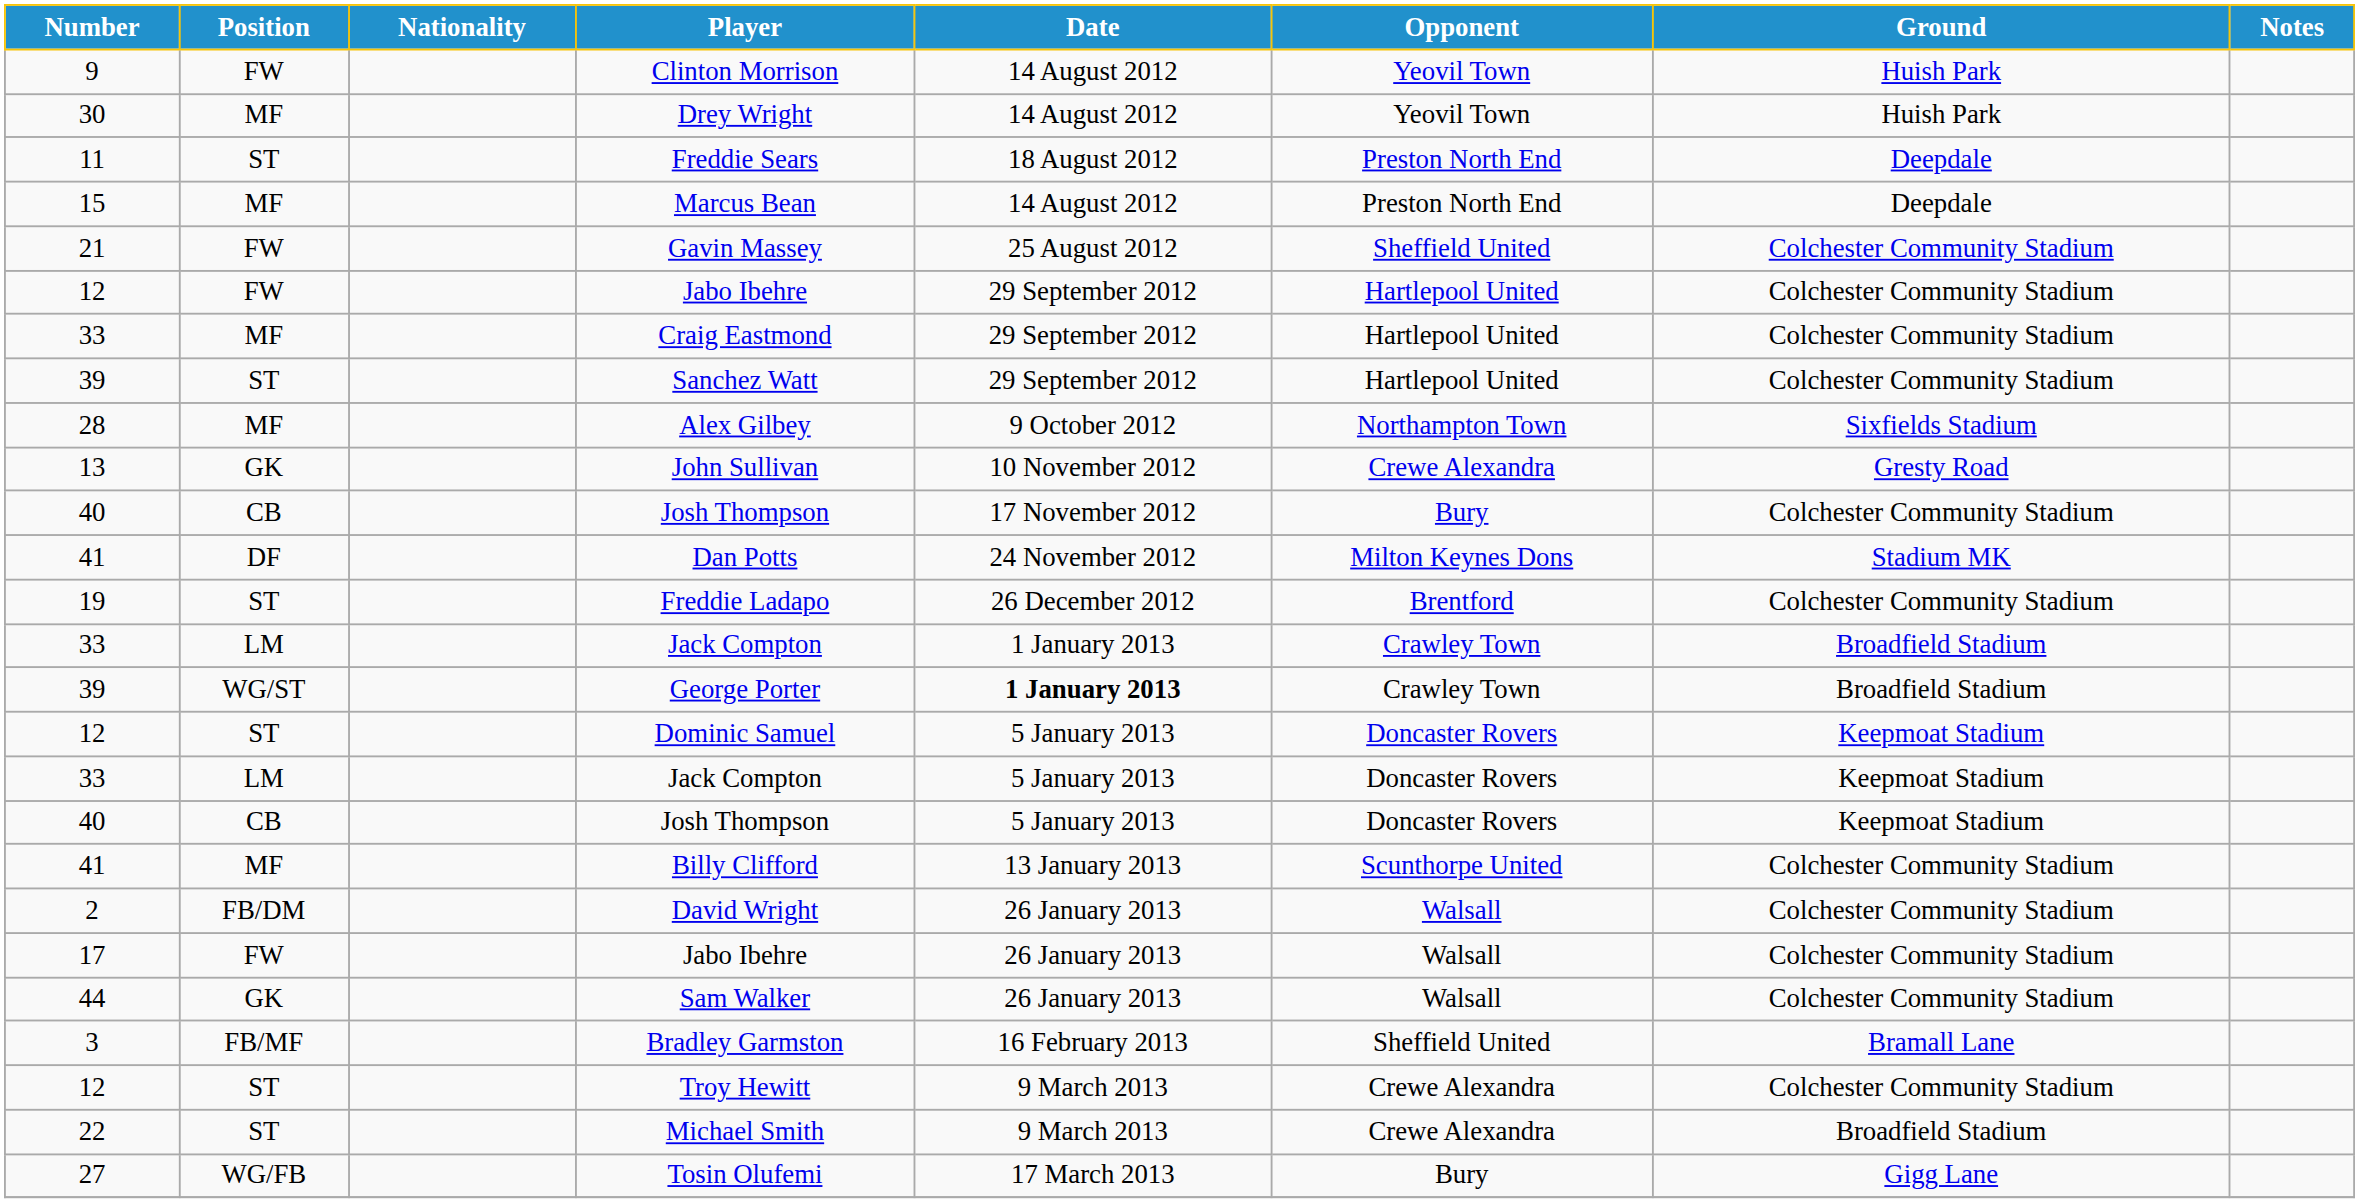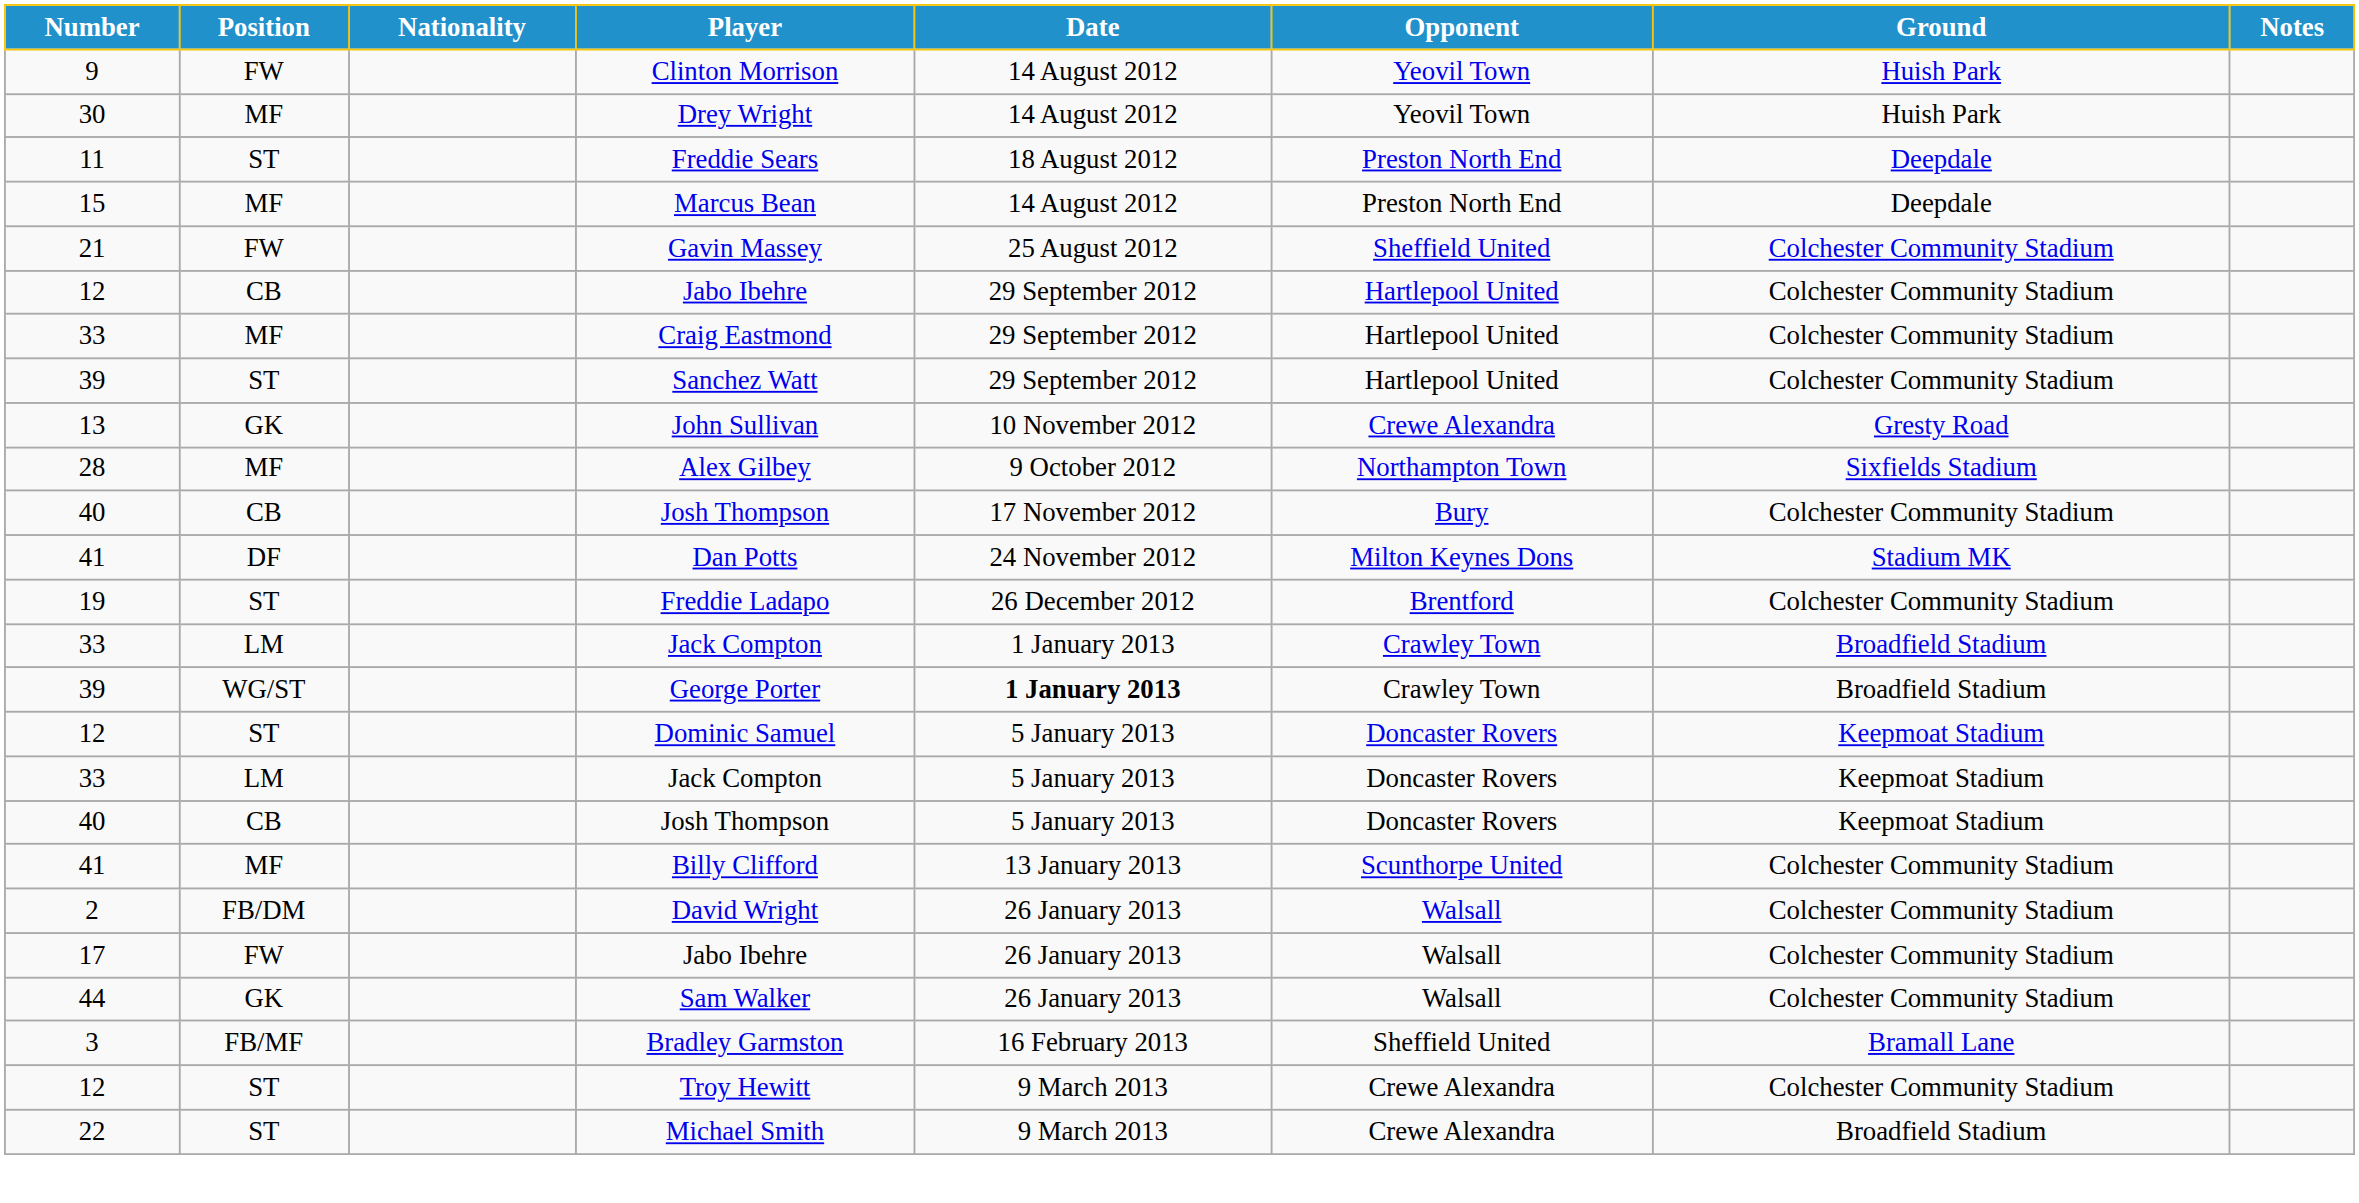(264, 292) FW -> (264, 292) CB
rows swapped: (92, 424) <-> (92, 468)
- row: (92, 1175)
